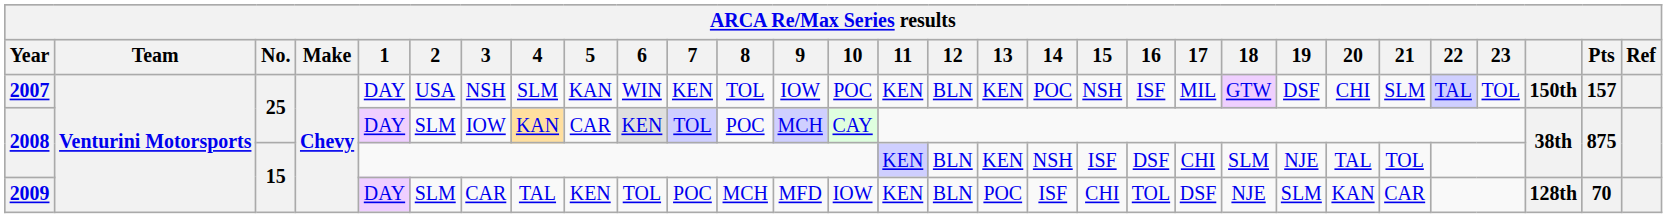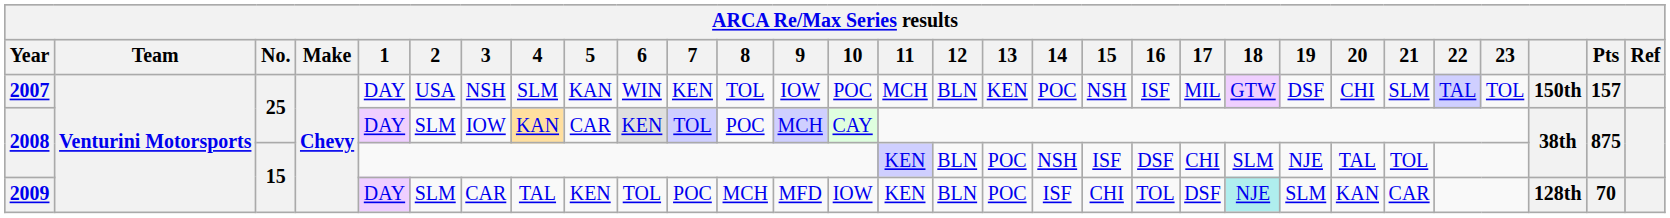(903, 90) KEN -> (905, 90) MCH
(1003, 159) KEN -> (1007, 159) POC
(1249, 194) no background -> (1253, 194) paleturquoise background
